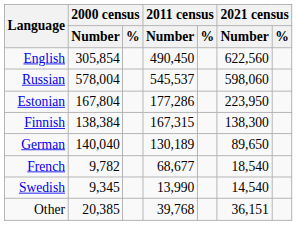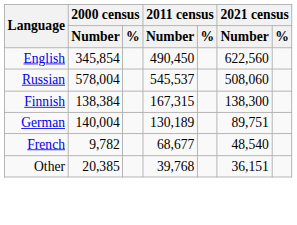(98, 58) 305,854 -> (98, 58) 345,854
(247, 79) 598,060 -> (247, 79) 508,060
- row: (41, 101)
(98, 144) 140,040 -> (98, 123) 140,004
(250, 144) 89,650 -> (250, 123) 89,751
(250, 166) 18,540 -> (250, 144) 48,540
- row: (42, 187)
